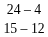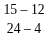rows swapped: (24, 28) <-> (24, 9)
